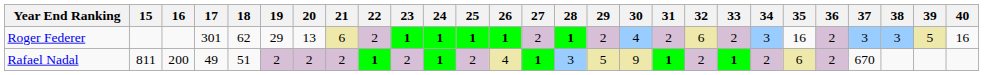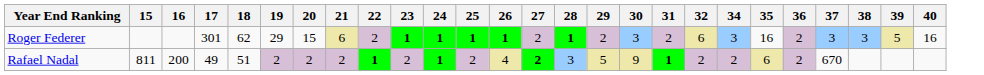- column: (734, 15)
(309, 38) 13 -> (309, 38) 15
(636, 38) 4 -> (636, 38) 3
(538, 60) 1 -> (538, 60) 2
